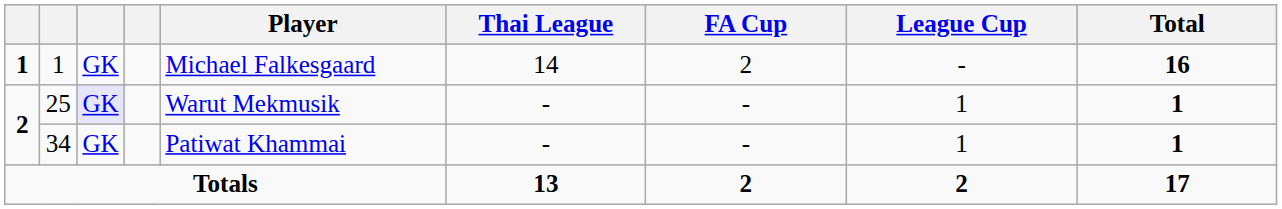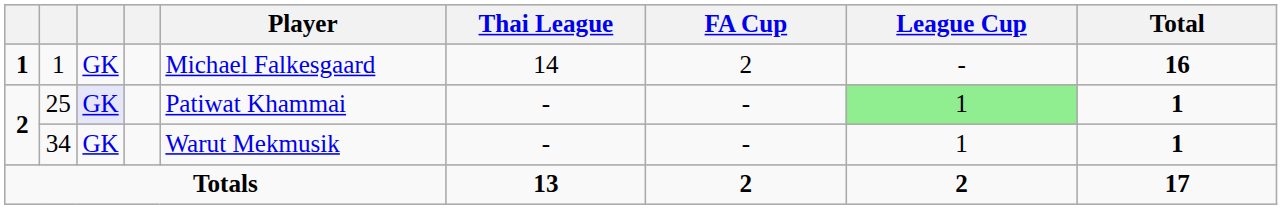(253, 104) Warut Mekmusik -> (256, 104) Patiwat Khammai
(962, 104) no background -> (962, 104) lightgreen background
(256, 143) Patiwat Khammai -> (253, 143) Warut Mekmusik
